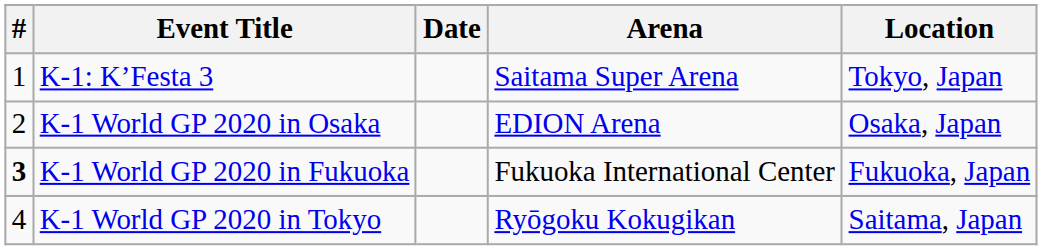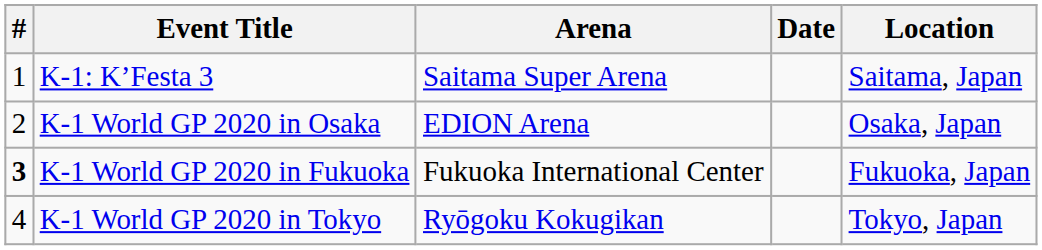columns swapped: (452, 28) <-> (665, 28)
(926, 76) Tokyo, Japan -> (935, 76) Saitama, Japan
(935, 219) Saitama, Japan -> (926, 219) Tokyo, Japan
